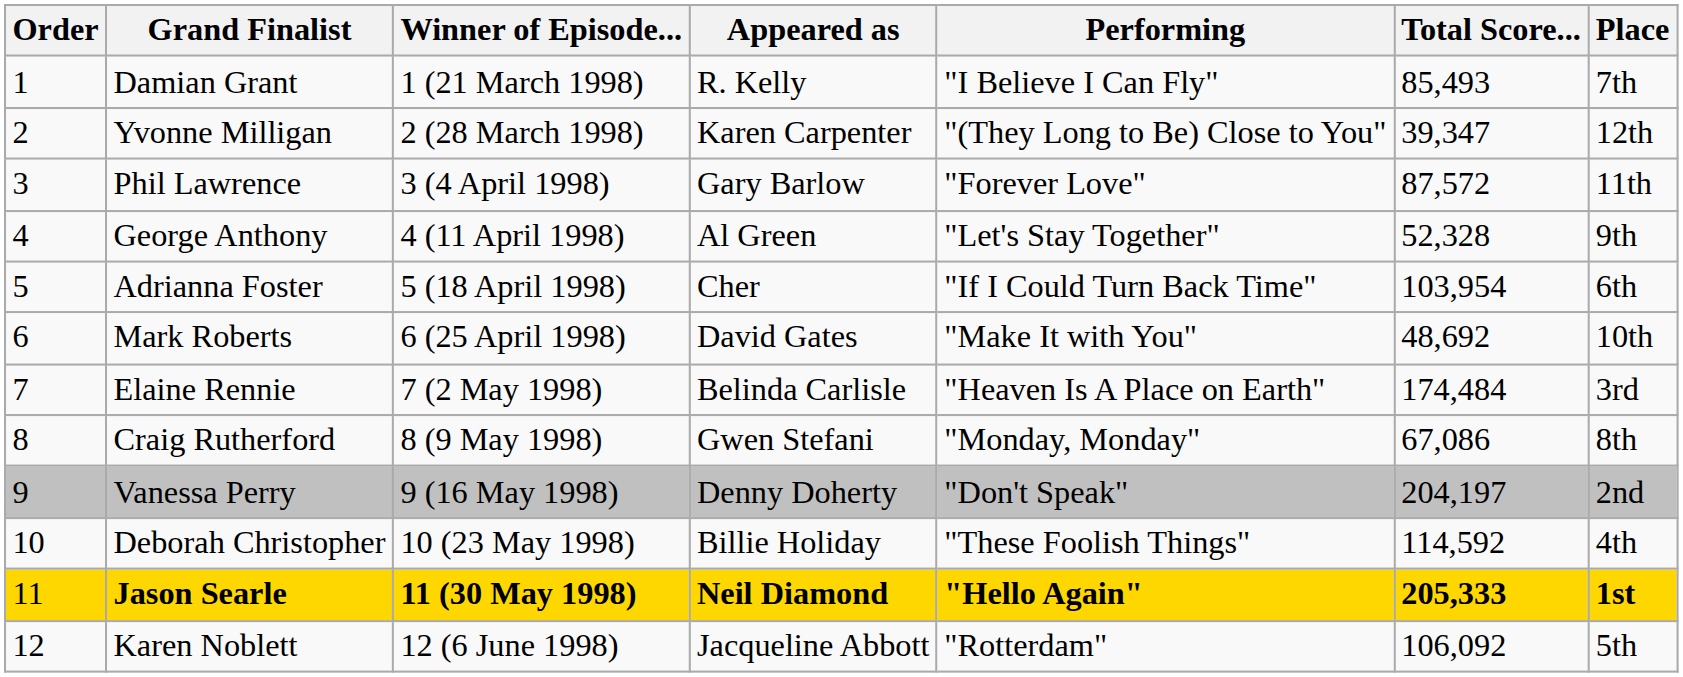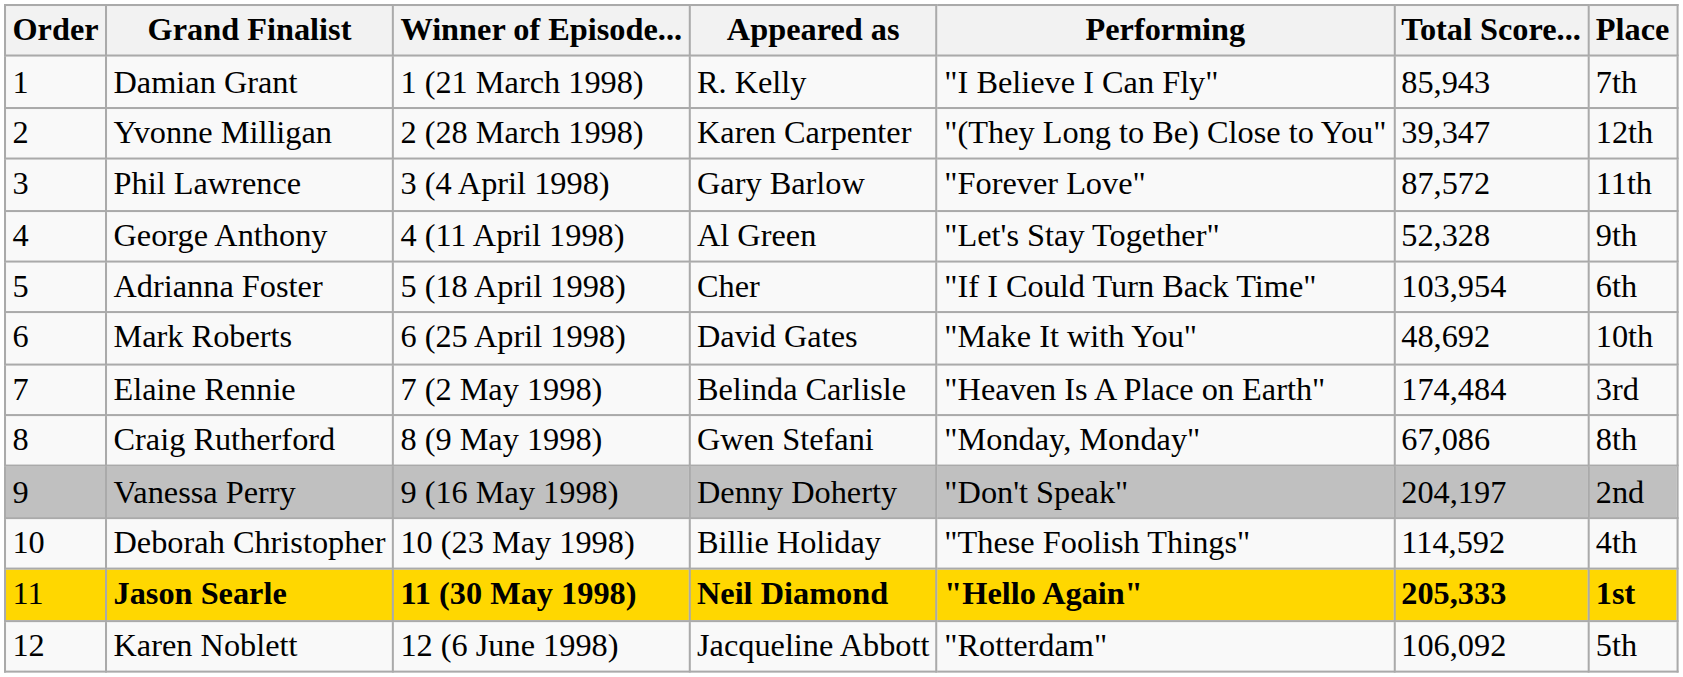(1446, 81) 85,493 -> (1446, 81) 85,943
